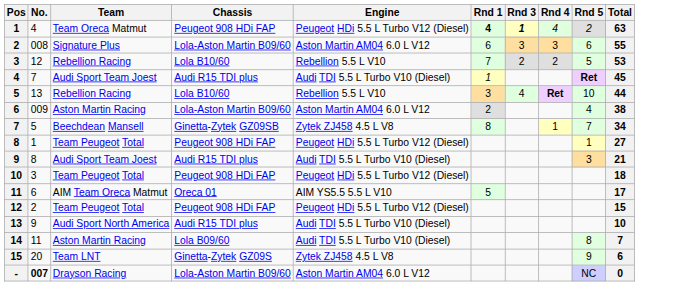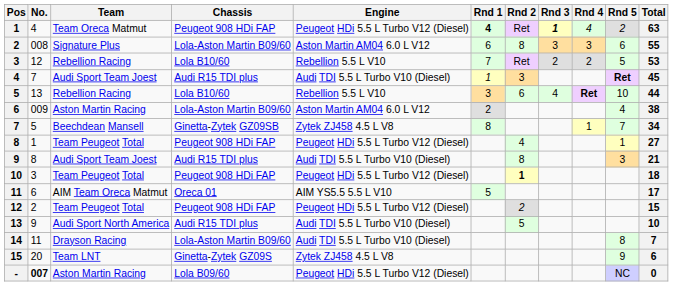+ column: (522, 12)
(99, 240) Aston Martin Racing -> (90, 240) Drayson Racing
(202, 240) Lola B09/60 -> (233, 240) Lola-Aston Martin B09/60
(90, 273) Drayson Racing -> (99, 273) Aston Martin Racing
(233, 273) Lola-Aston Martin B09/60 -> (202, 273) Lola B09/60
(363, 273) Aston Martin AM04 6.0 L V12 -> (382, 273) Peugeot HDi 5.5 L Turbo V12 (Diesel)
